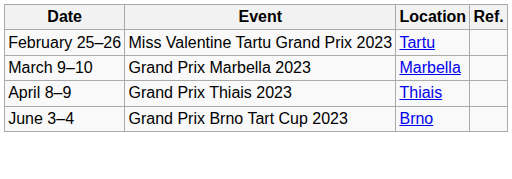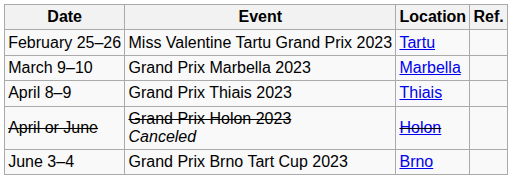+ row: (53, 127)
